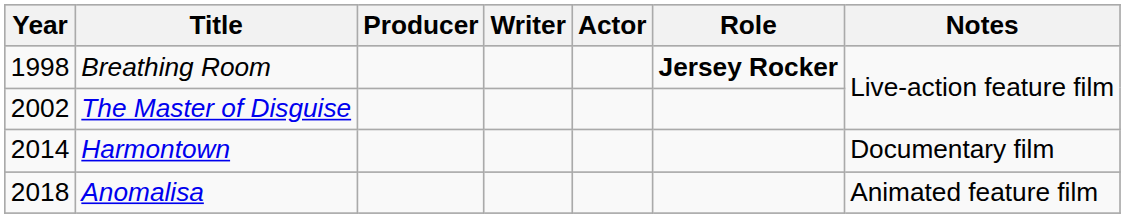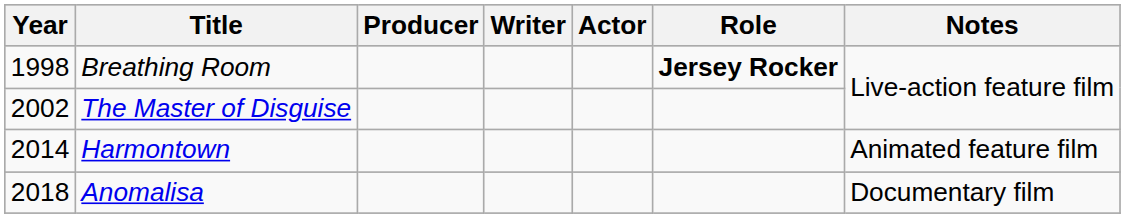(952, 150) Documentary film -> (974, 150) Animated feature film
(974, 191) Animated feature film -> (952, 191) Documentary film
